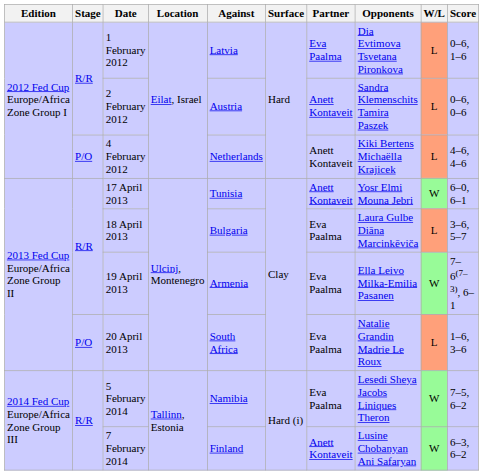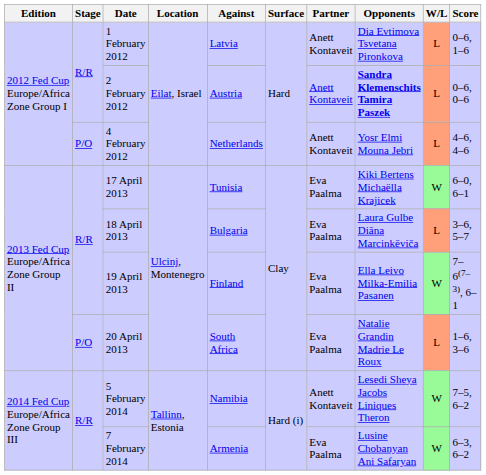(325, 50) Eva Paalma -> (331, 43) Anett Kontaveit
(388, 106) normal -> (389, 93) bold
(386, 156) Kiki Bertens Michaëlla Krajicek -> (385, 143) Yosr Elmi Mouna Jebri
(331, 193) Anett Kontaveit -> (325, 186) Eva Paalma
(385, 193) Yosr Elmi Mouna Jebri -> (386, 186) Kiki Bertens Michaëlla Krajicek
(229, 282) Armenia -> (226, 282) Finland
(325, 398) Eva Paalma -> (331, 398) Anett Kontaveit
(226, 448) Finland -> (229, 448) Armenia
(331, 448) Anett Kontaveit -> (325, 448) Eva Paalma
